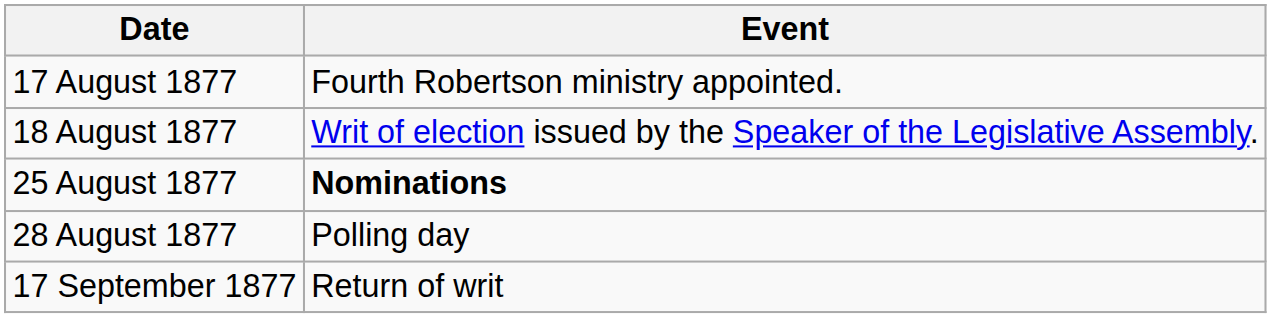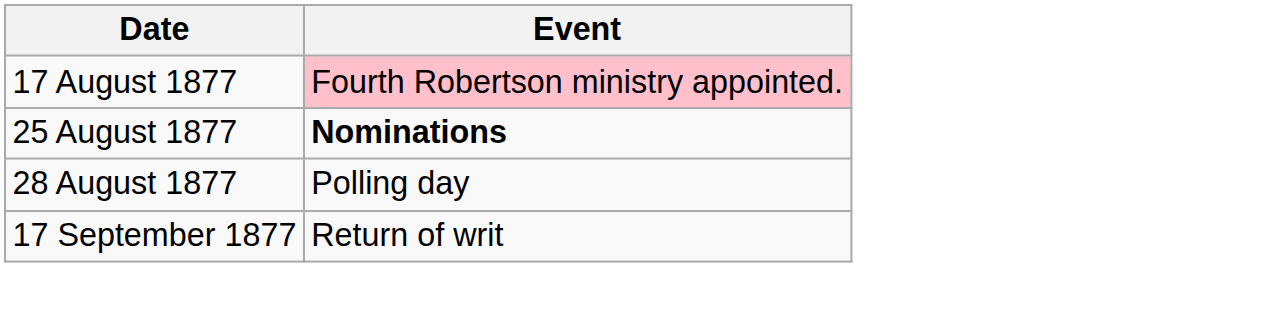(577, 81) no background -> (577, 81) pink background
- row: (125, 132)
